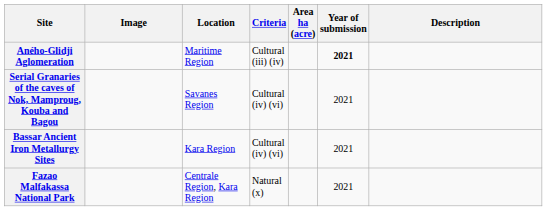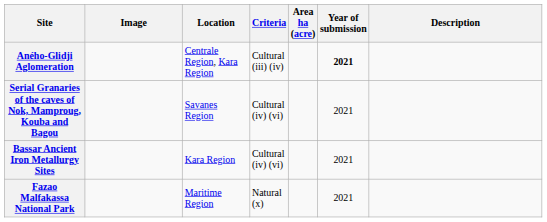(203, 55) Maritime Region -> (211, 61) Centrale Region, Kara Region
(211, 186) Centrale Region, Kara Region -> (203, 198) Maritime Region
